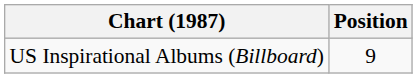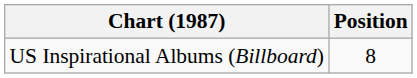(371, 55) 9 -> (371, 55) 8
